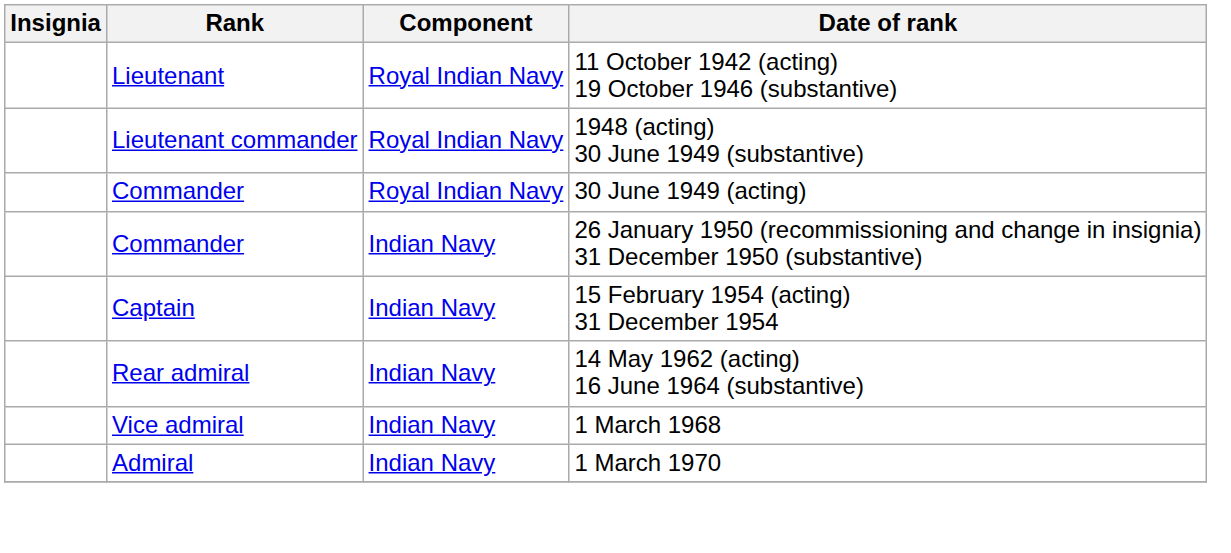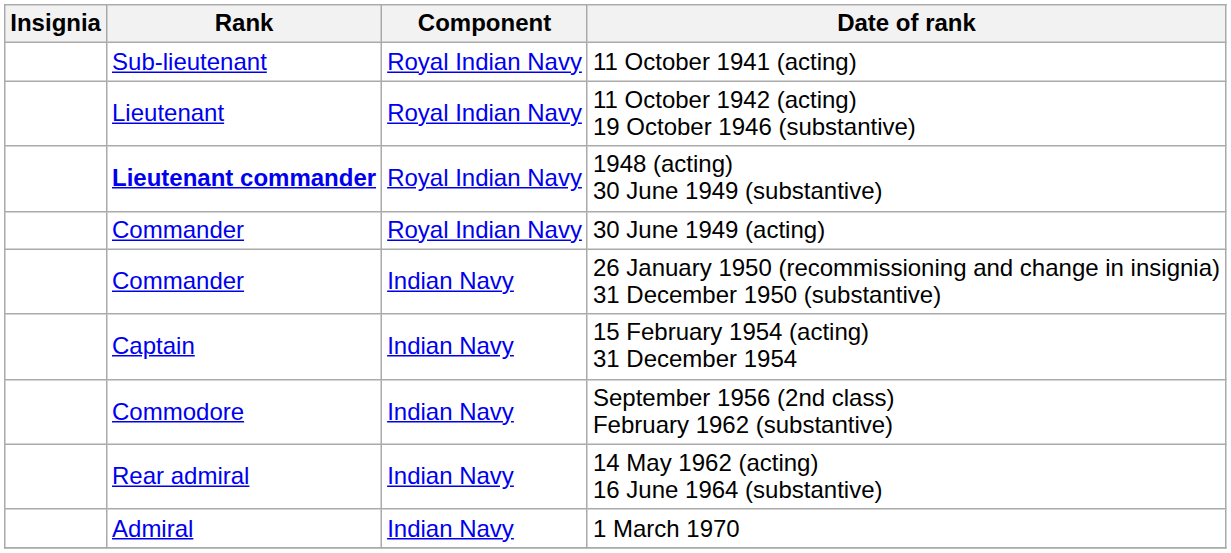+ row: (725, 61)
(235, 140) normal -> (244, 178) bold
+ row: (744, 411)
- row: (648, 424)
